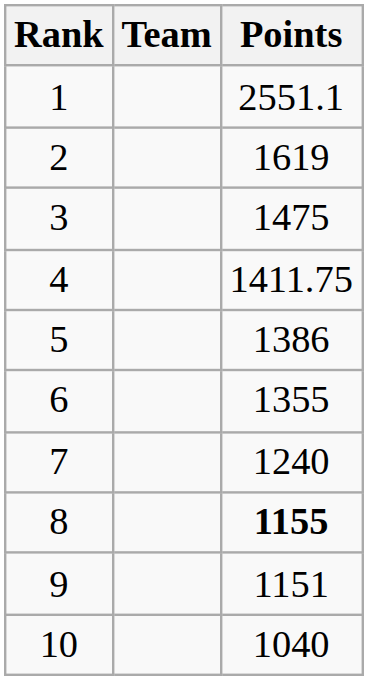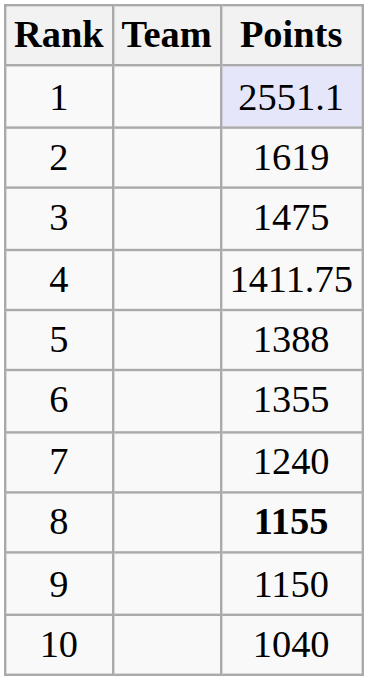(291, 95) no background -> (291, 95) lavender background
(291, 339) 1386 -> (291, 339) 1388
(291, 583) 1151 -> (291, 583) 1150
